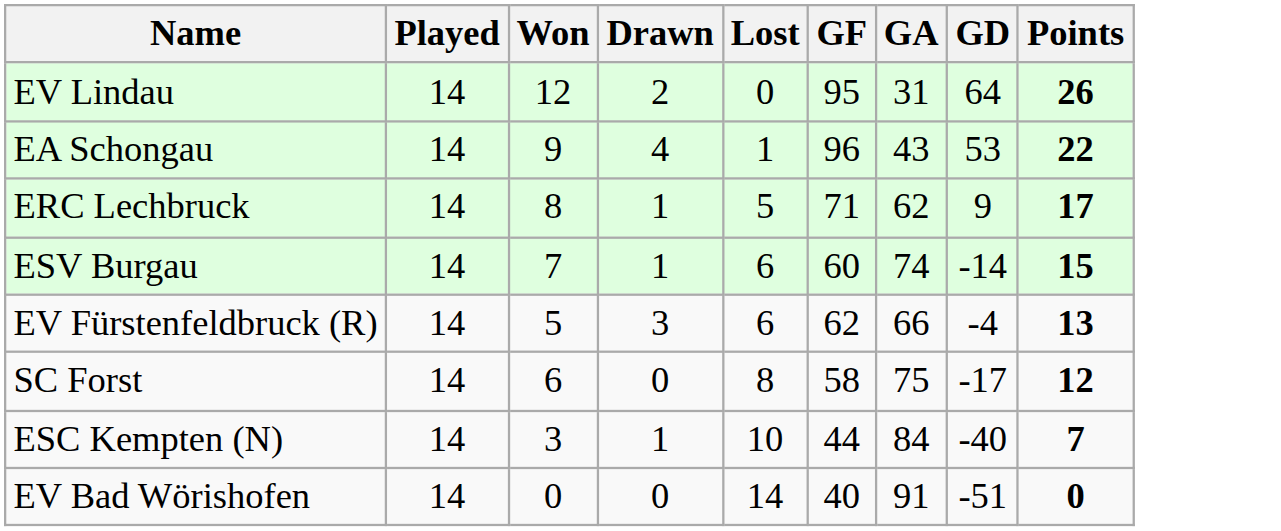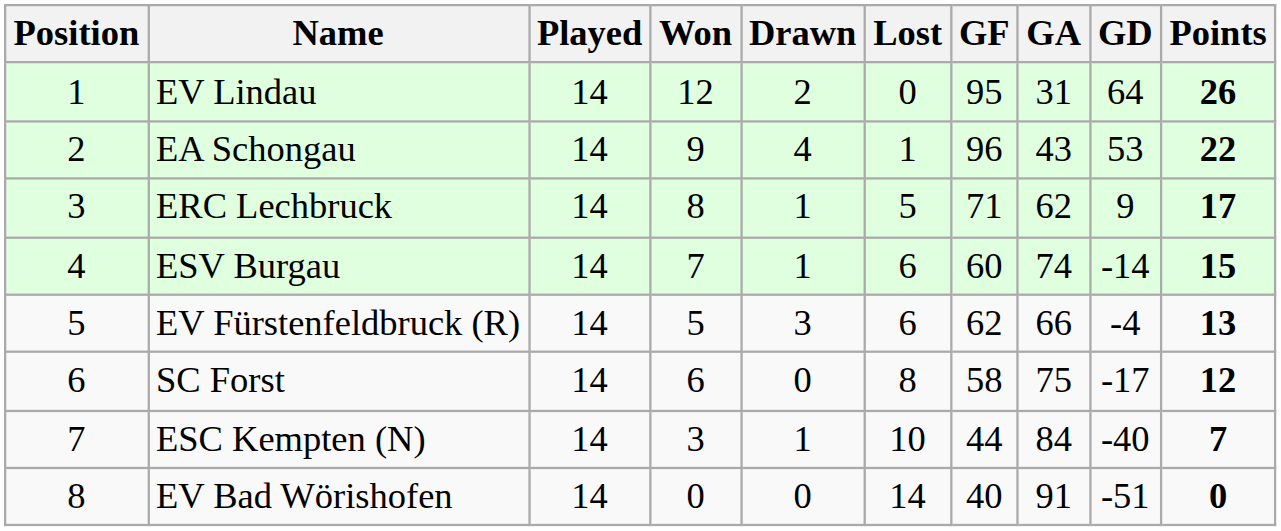+ column: (76, 33)
